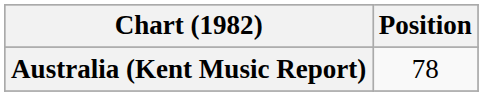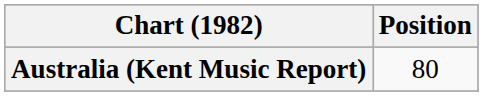(425, 68) 78 -> (425, 68) 80
